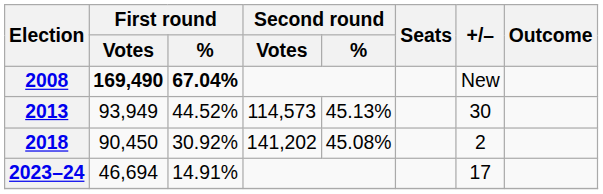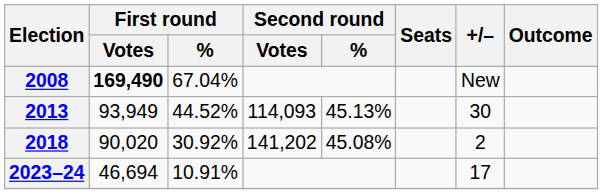(205, 81) bold -> (205, 81) normal
(282, 111) 114,573 -> (282, 111) 114,093
(128, 142) 90,450 -> (128, 142) 90,020
(205, 173) 14.91% -> (205, 173) 10.91%
